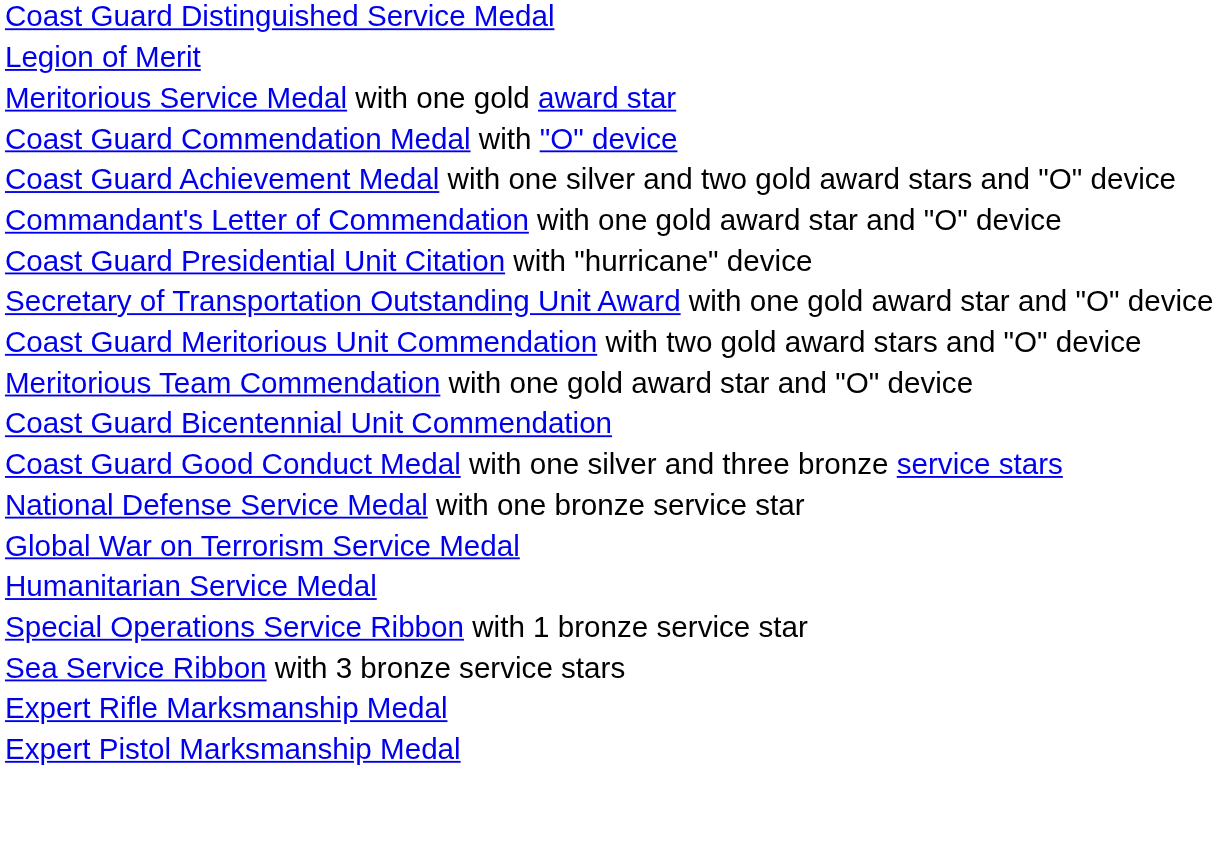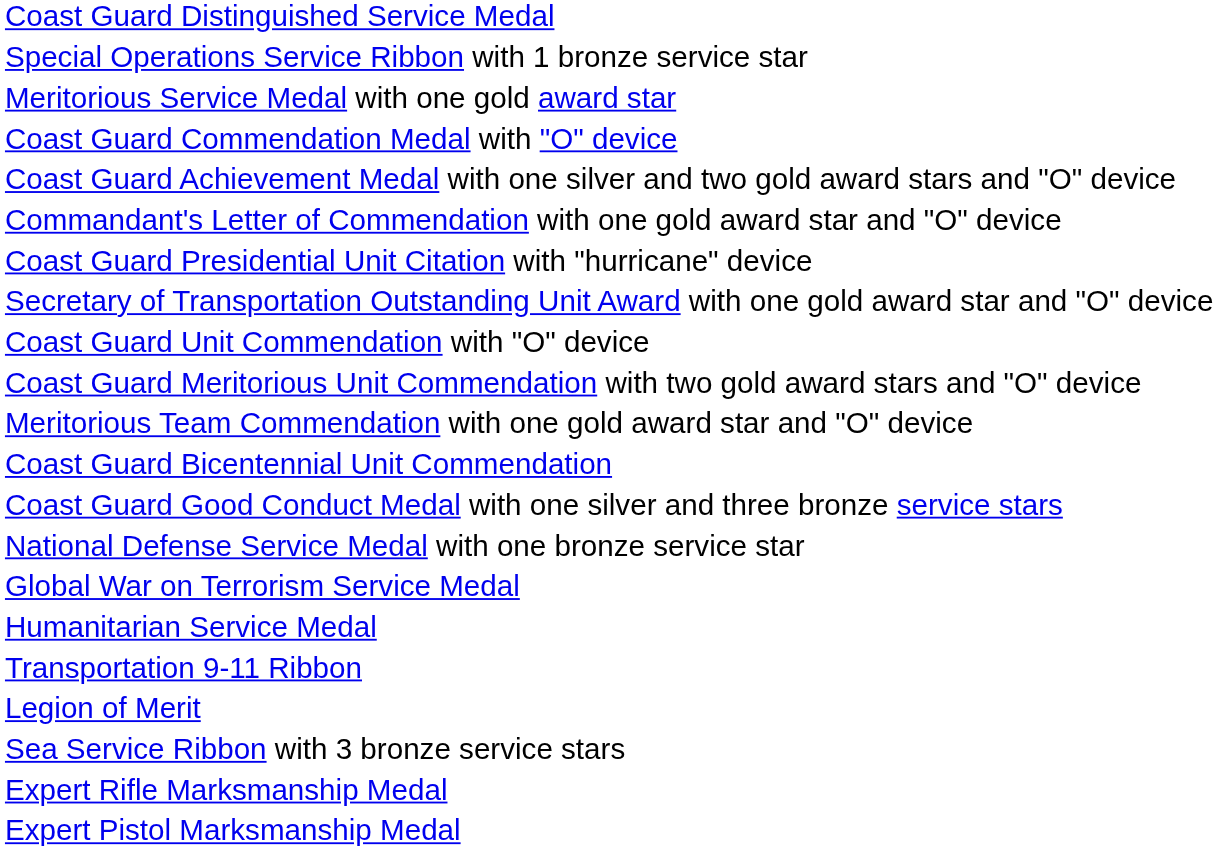rows swapped: (103, 57) <-> (406, 627)
+ row: (327, 342)
+ row: (183, 667)
